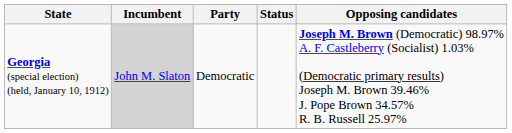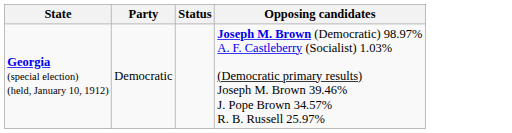- column: (152, 14)
